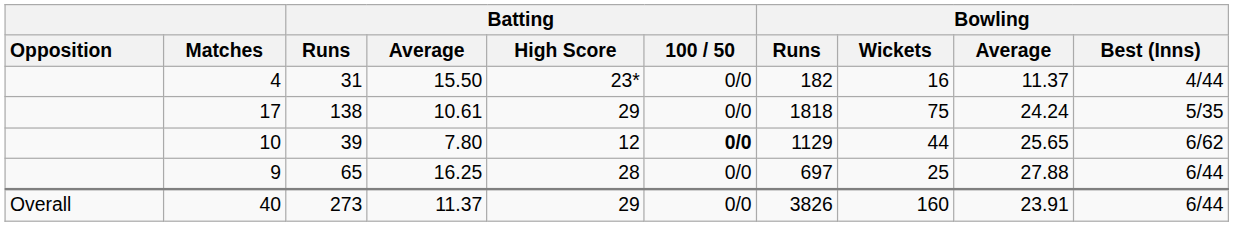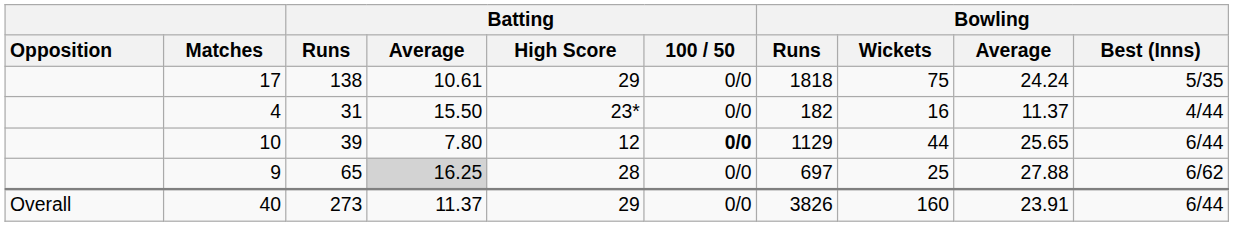rows swapped: (270, 111) <-> (276, 81)
(1205, 142) 6/62 -> (1205, 142) 6/44
(458, 173) no background -> (458, 173) lightgrey background
(1205, 173) 6/44 -> (1205, 173) 6/62
